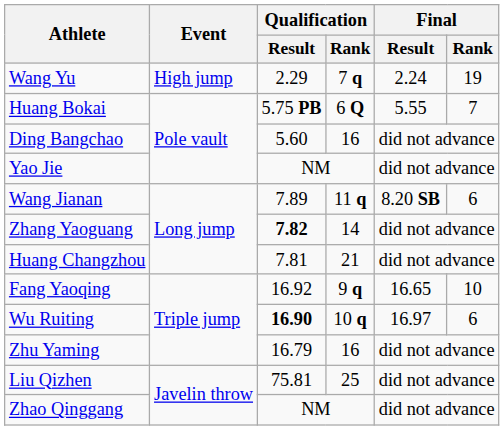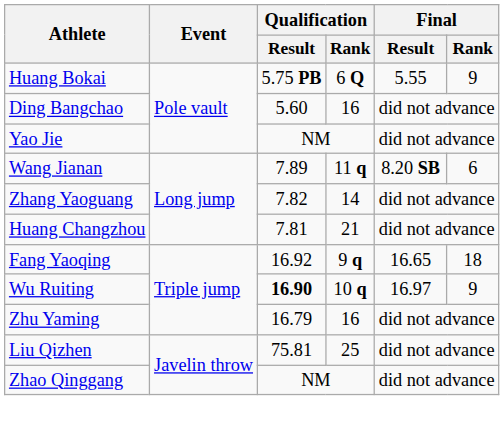- row: (42, 78)
(473, 108) 7 -> (473, 78) 9
(292, 229) bold -> (292, 199) normal
(473, 289) 10 -> (473, 259) 18
(473, 319) 6 -> (473, 289) 9
